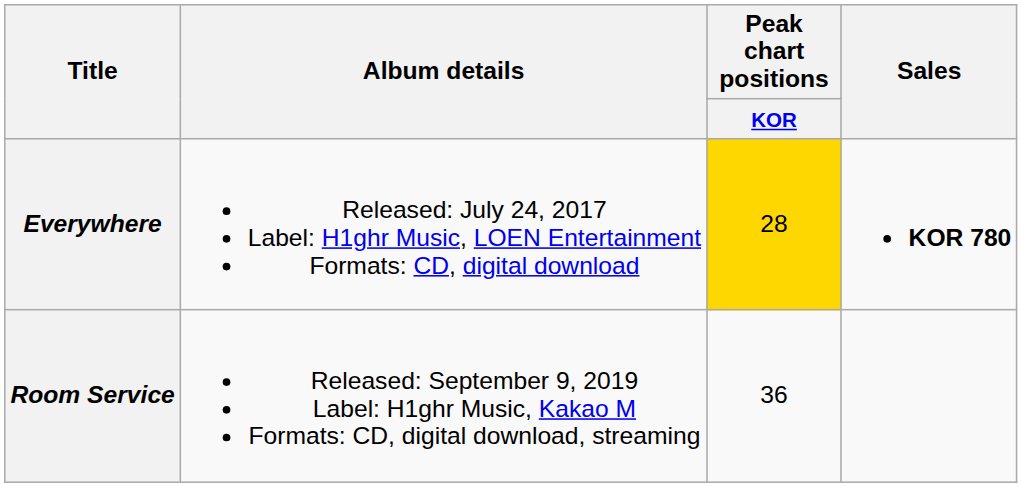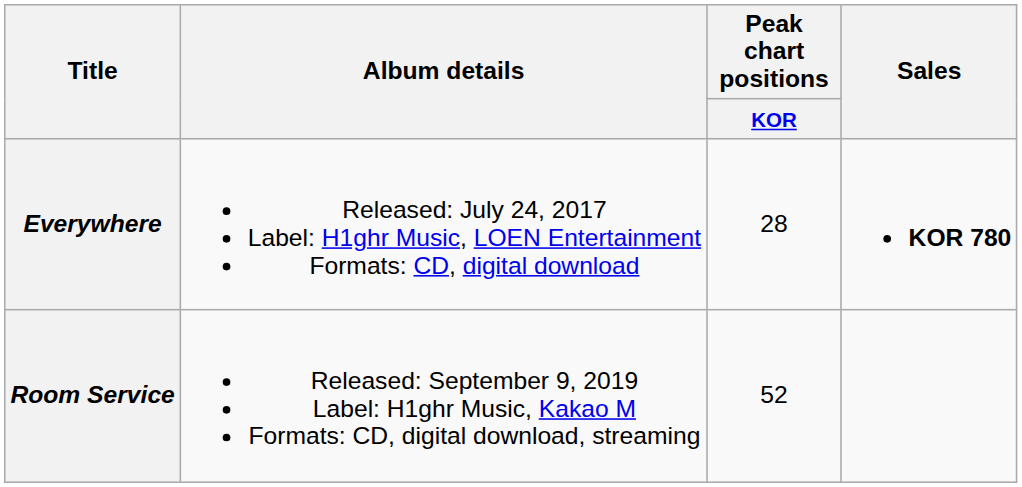(774, 223) gold background -> (774, 223) no background
(774, 395) 36 -> (774, 395) 52
